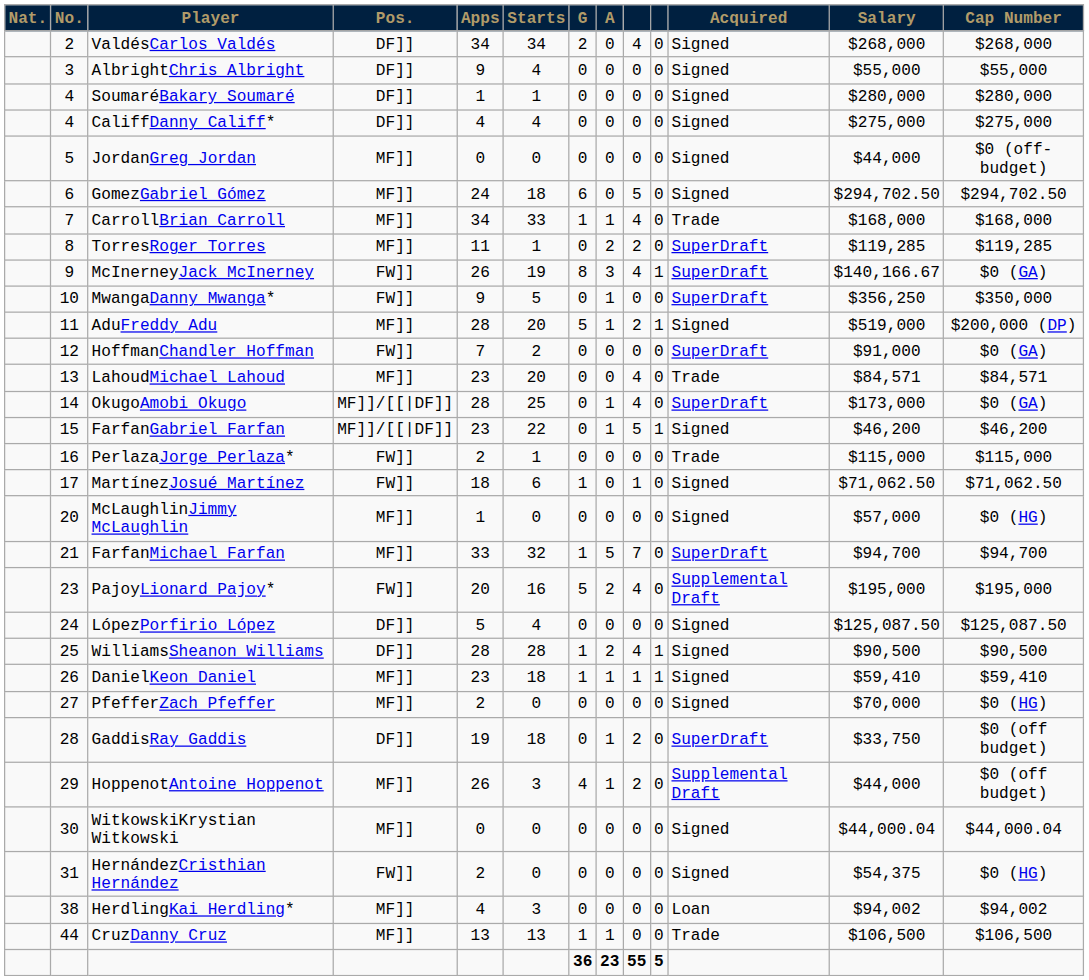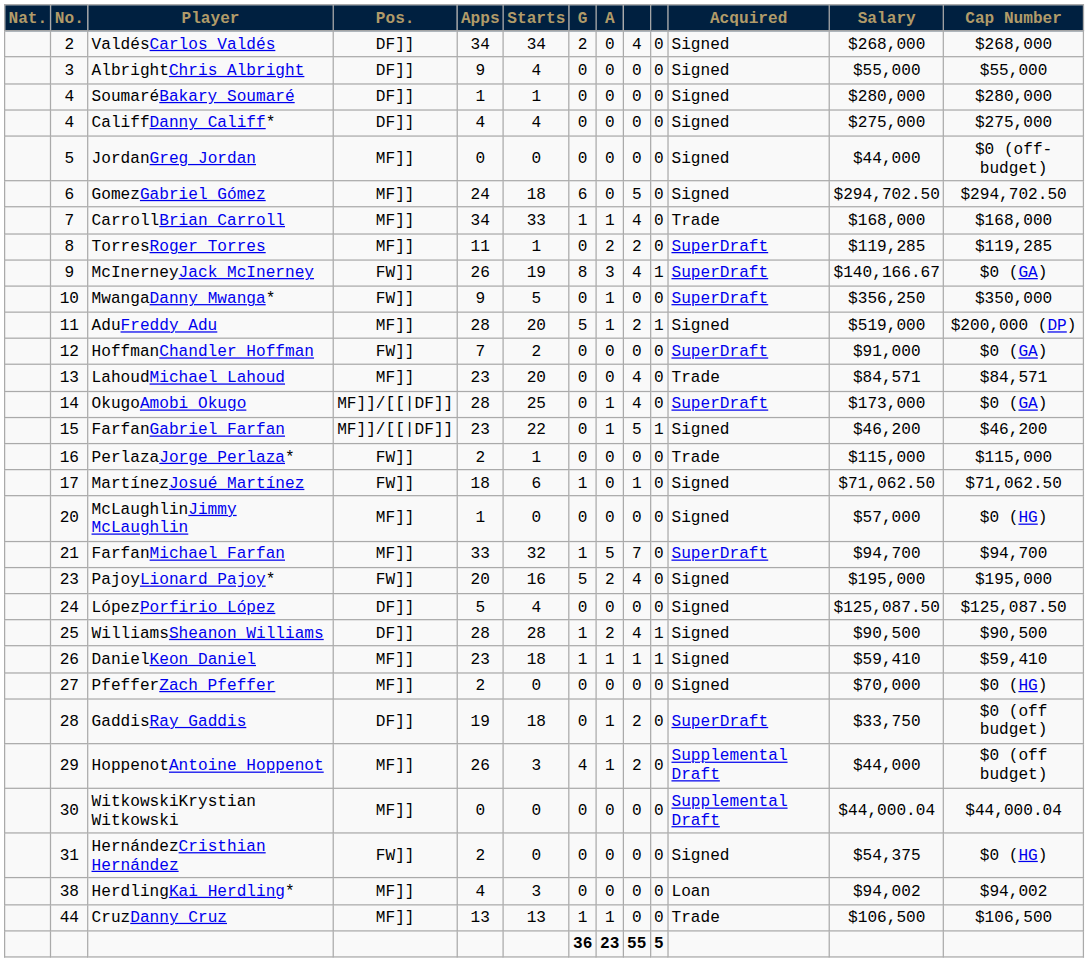(730, 590) Supplemental Draft -> (700, 580) Signed
(700, 829) Signed -> (730, 811) Supplemental Draft
